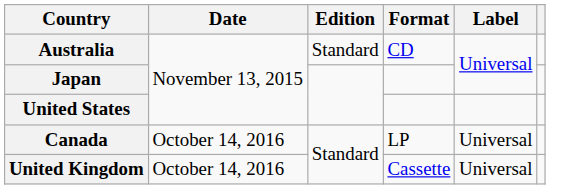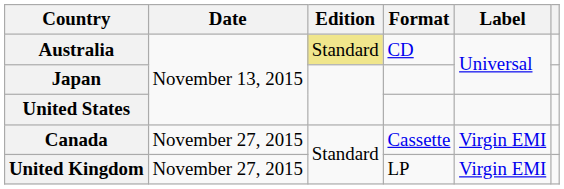(345, 49) no background -> (345, 49) khaki background
(218, 139) October 14, 2016 -> (228, 139) November 27, 2015
(398, 139) LP -> (419, 139) Cassette
(496, 139) Universal -> (503, 139) Virgin EMI
(218, 169) October 14, 2016 -> (228, 169) November 27, 2015
(419, 169) Cassette -> (398, 169) LP
(496, 169) Universal -> (503, 169) Virgin EMI
